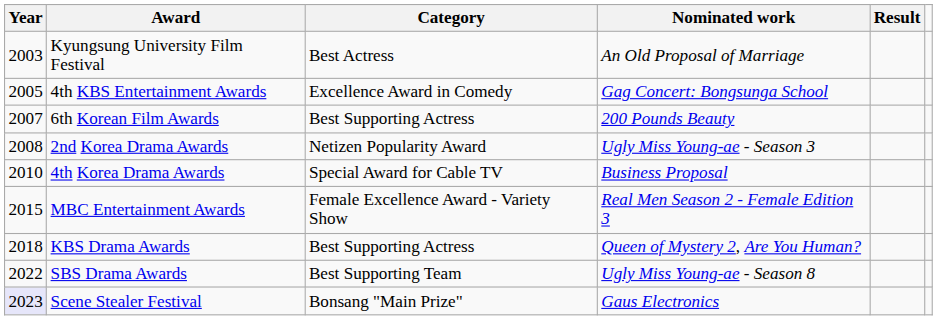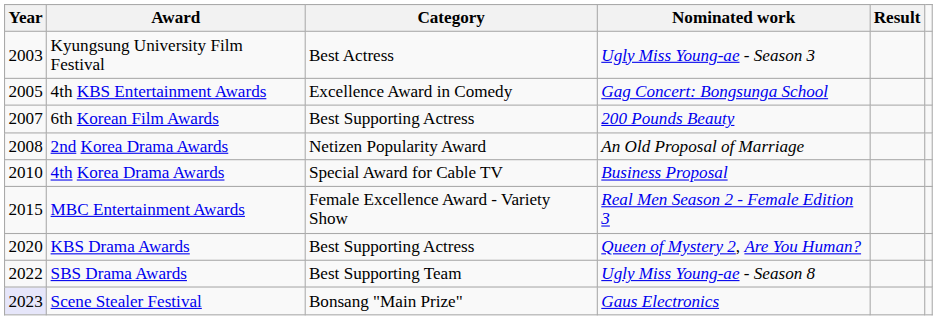(703, 54) An Old Proposal of Marriage -> (708, 54) Ugly Miss Young-ae - Season 3
(708, 145) Ugly Miss Young-ae - Season 3 -> (703, 145) An Old Proposal of Marriage
(26, 246) 2018 -> (26, 246) 2020
